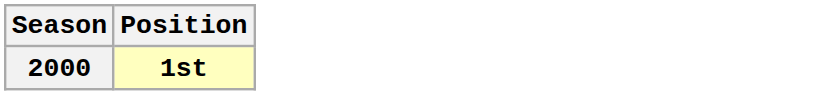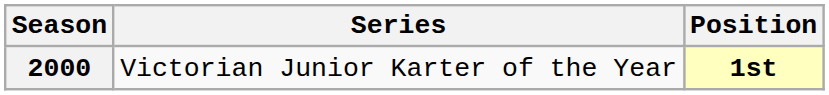+ column: (399, 26)
